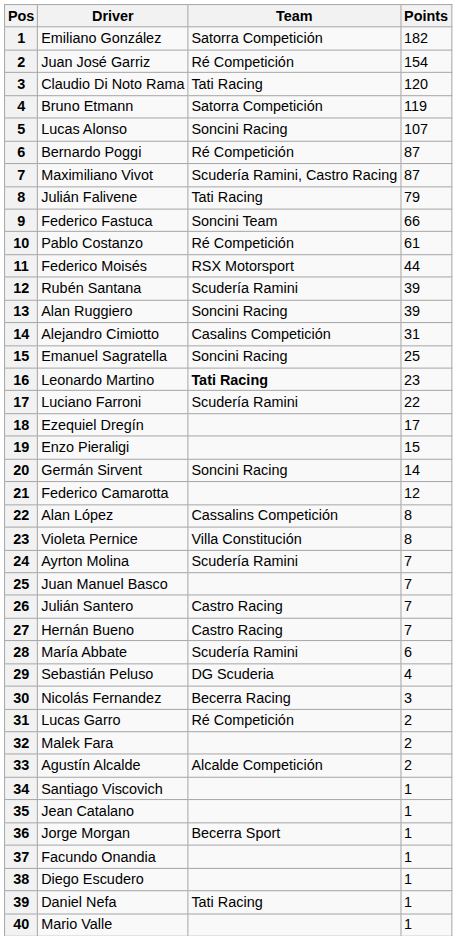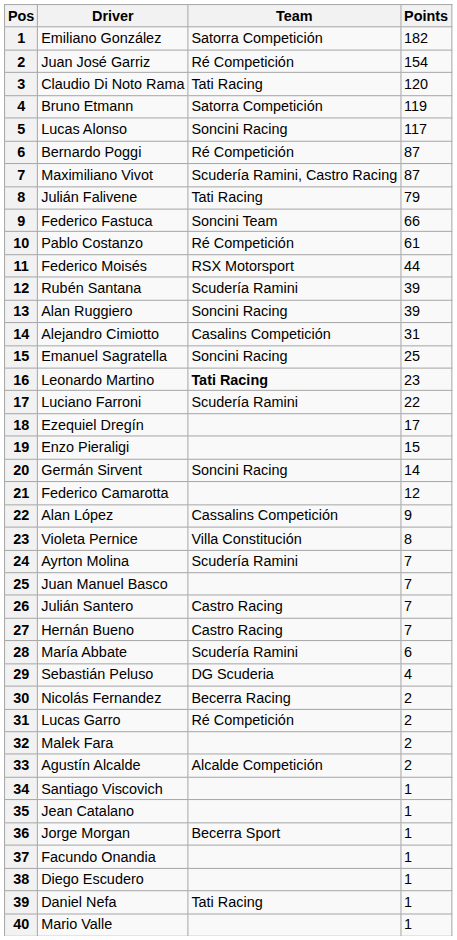(416, 129) 107 -> (416, 129) 117
(408, 515) 8 -> (408, 515) 9
(408, 697) 3 -> (408, 697) 2
